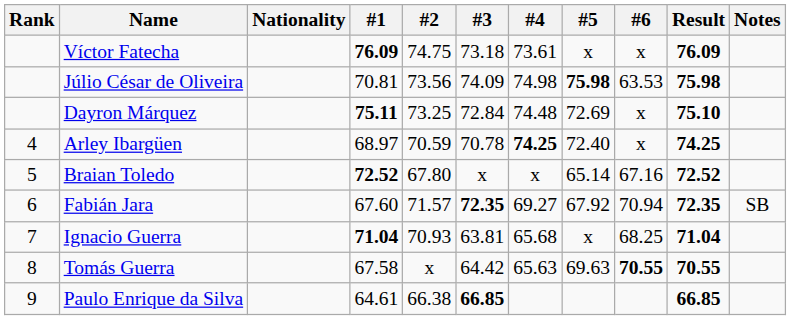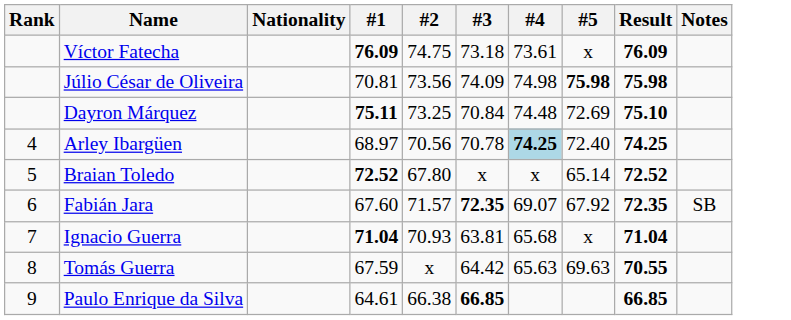- column: (641, 19)
(482, 112) 72.84 -> (482, 112) 70.84
(429, 143) 70.59 -> (429, 143) 70.56
(535, 143) no background -> (535, 143) lightblue background
(535, 205) 69.27 -> (535, 205) 69.07
(376, 267) 67.58 -> (376, 267) 67.59
